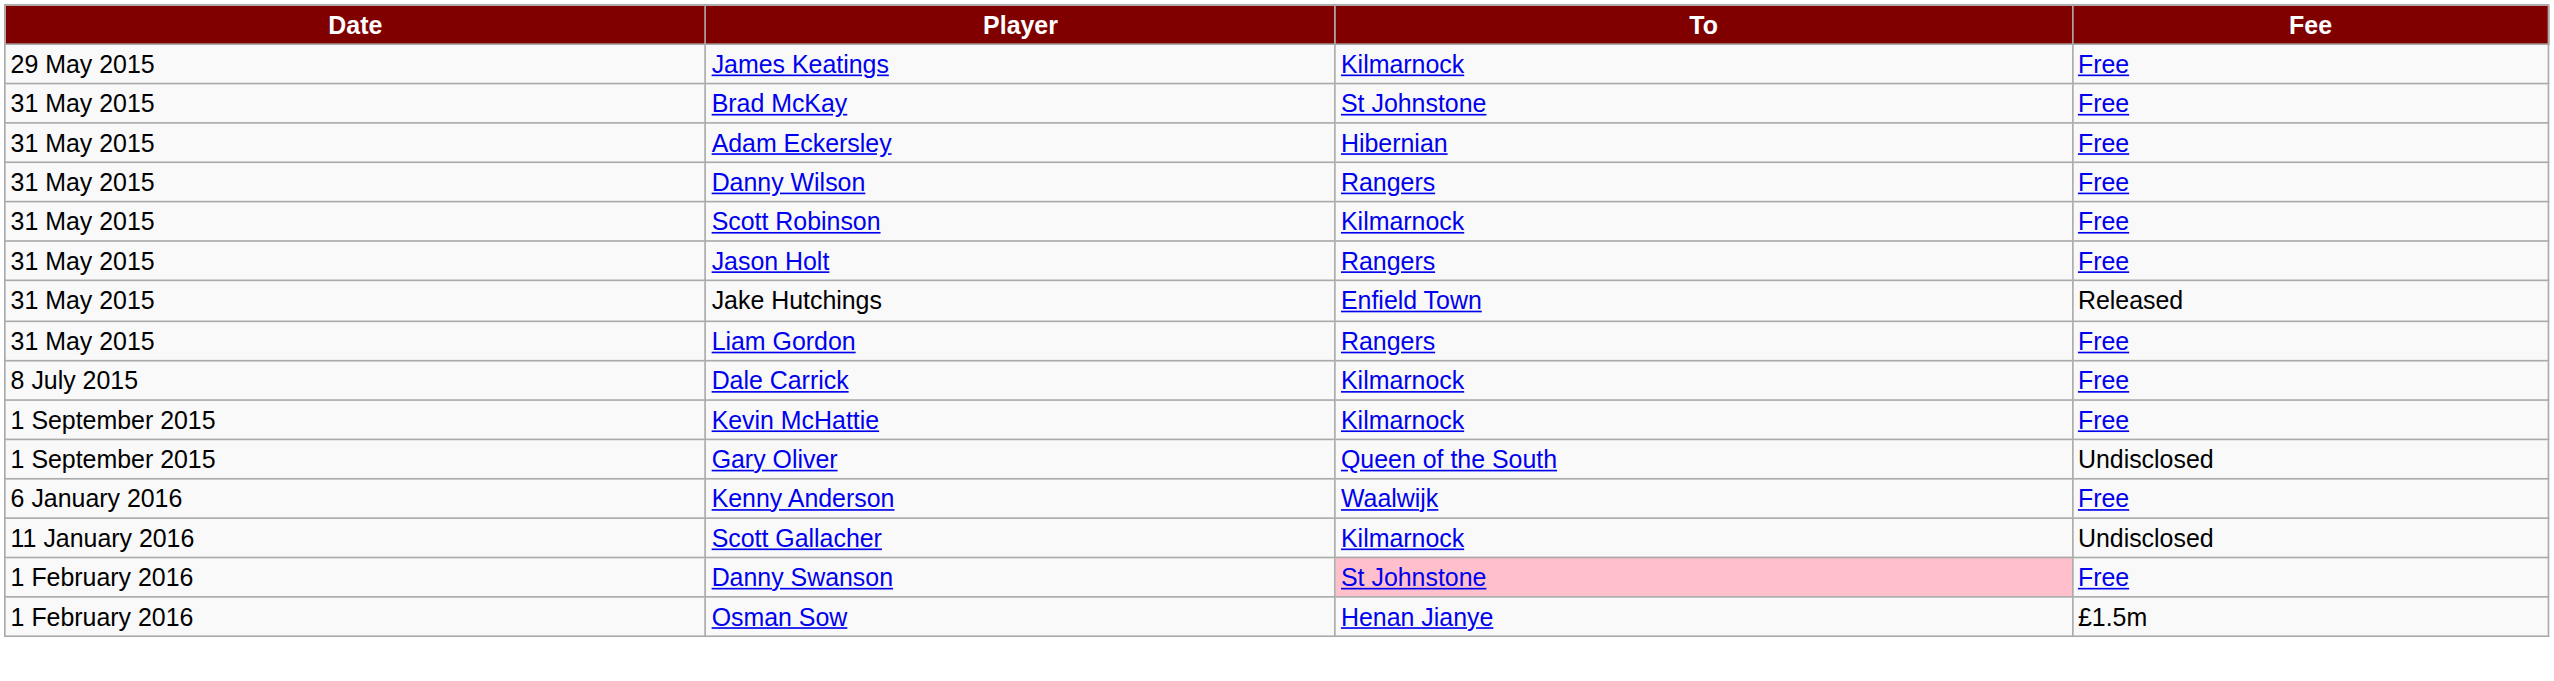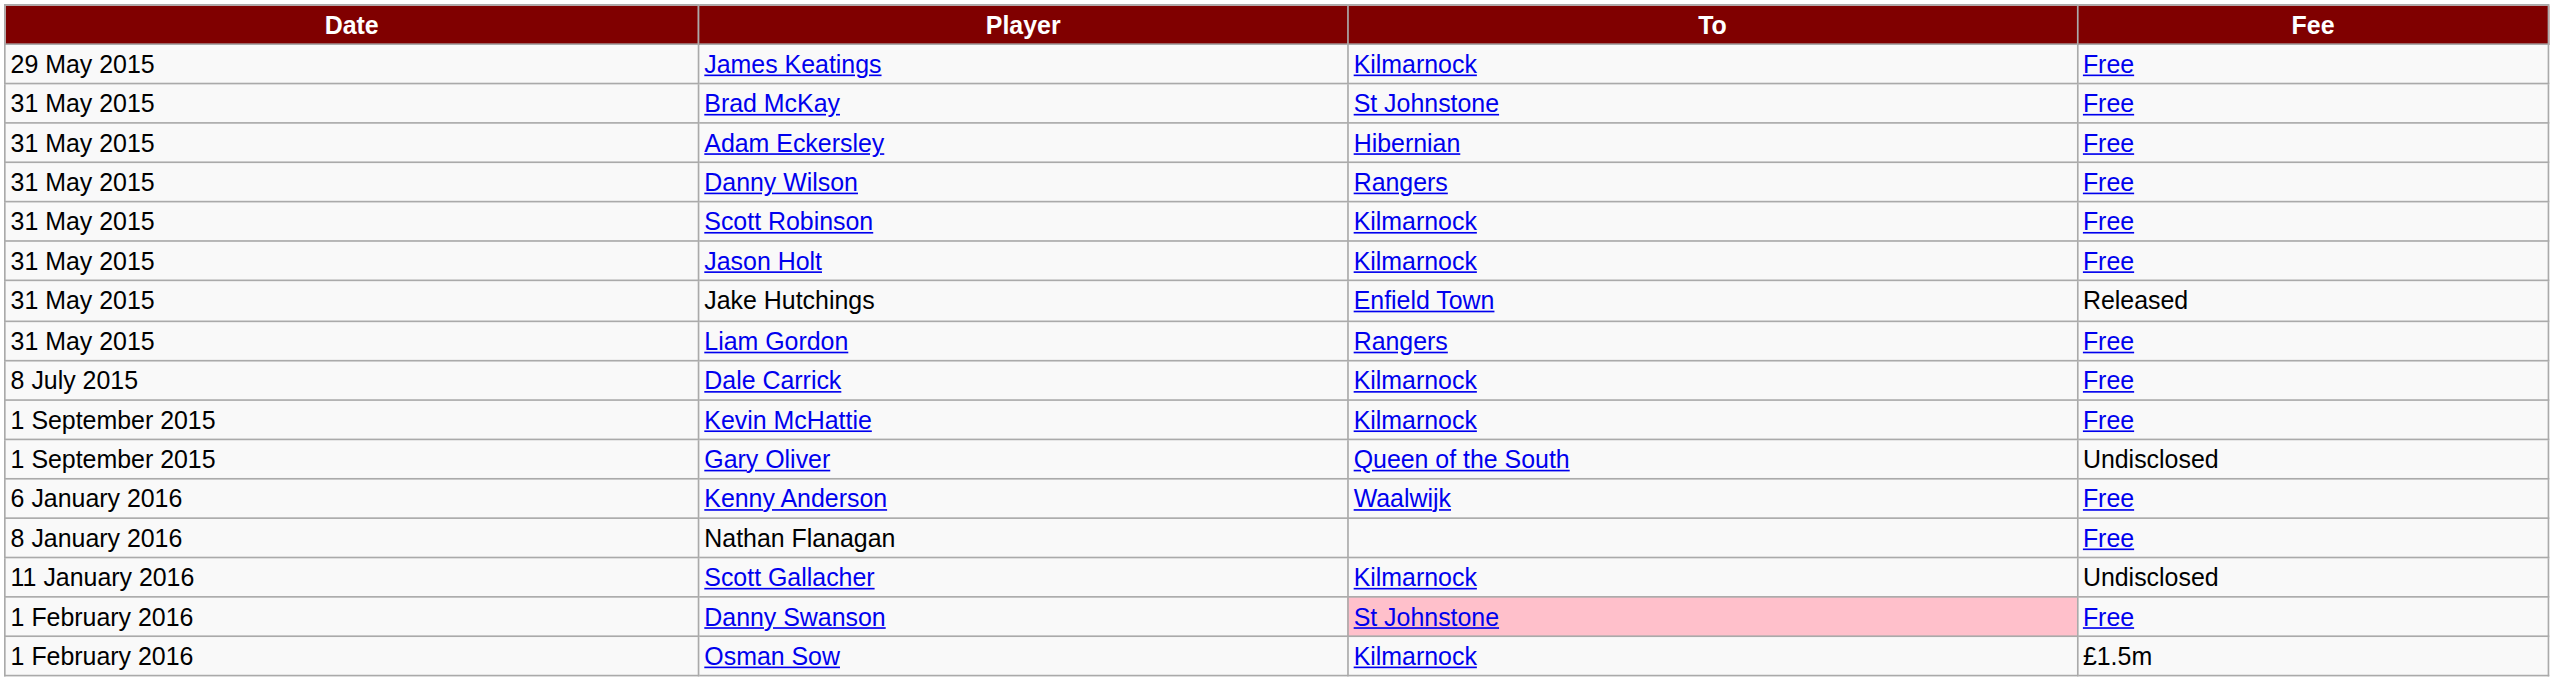(1388, 262) Rangers -> (1415, 262) Kilmarnock
+ row: (800, 538)
(1417, 617) Henan Jianye -> (1415, 656) Kilmarnock
